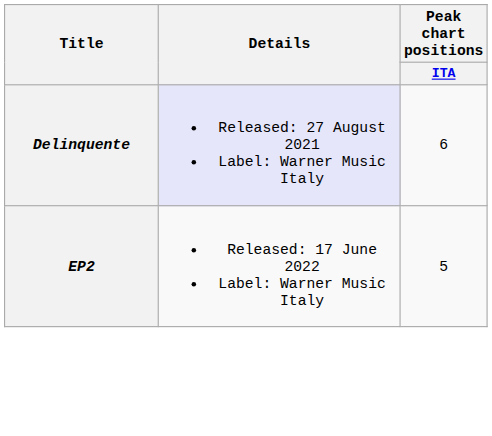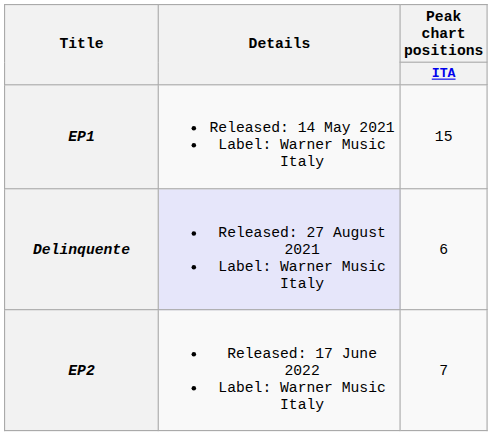+ row: (82, 137)
(444, 266) 5 -> (444, 370) 7
